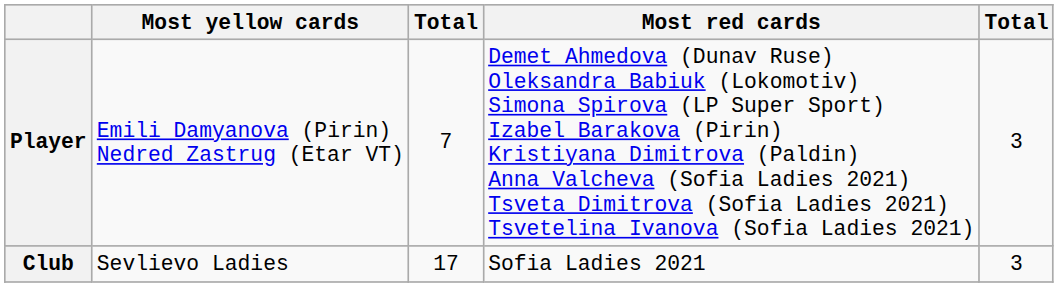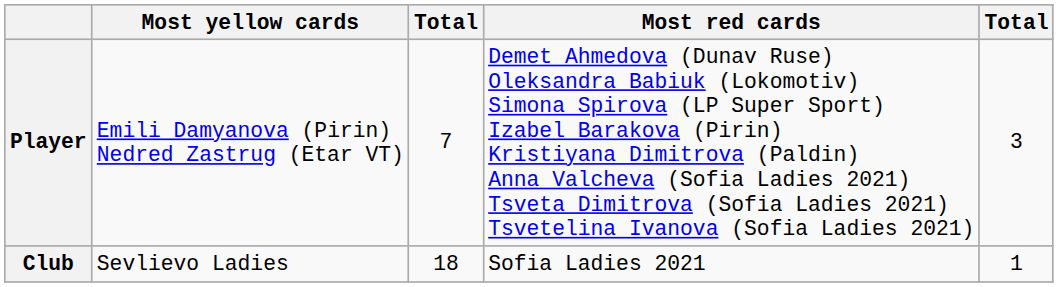(446, 264) 17 -> (446, 264) 18
(1016, 264) 3 -> (1016, 264) 1
